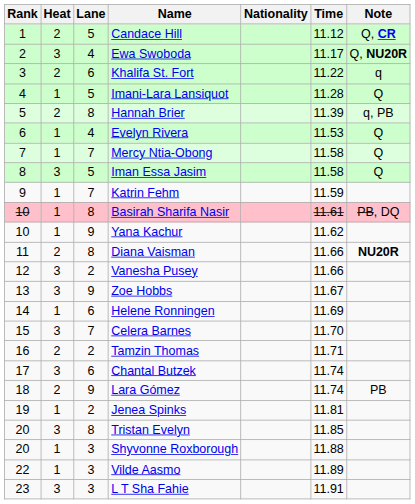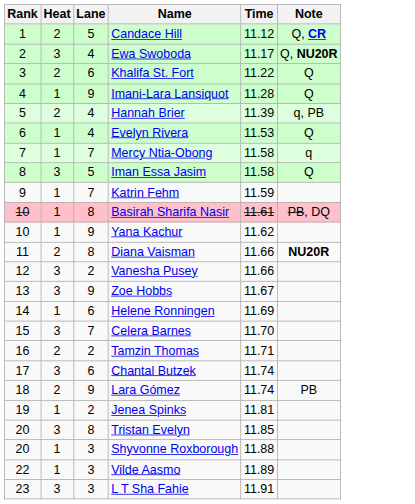- column: (276, 14)
(378, 73) q -> (309, 73) Q
(91, 93) 5 -> (91, 93) 9
(91, 113) 8 -> (91, 113) 4
(378, 152) Q -> (309, 152) q
